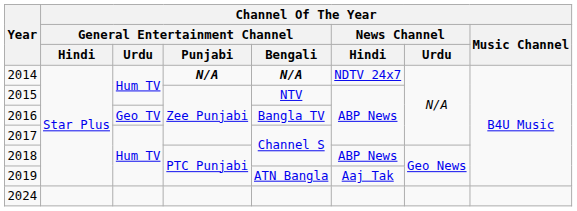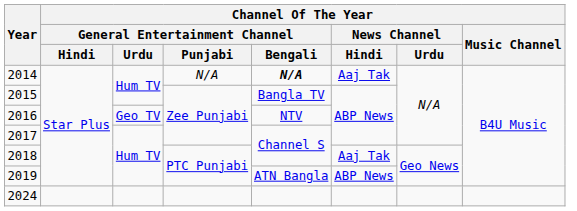(207, 75) bold -> (207, 75) normal
(368, 75) NDTV 24x7 -> (364, 75) Aaj Tak
(291, 95) NTV -> (291, 95) Bangla TV
(291, 115) Bangla TV -> (291, 115) NTV
(368, 155) ABP News -> (364, 155) Aaj Tak
(368, 176) Aaj Tak -> (364, 176) ABP News
